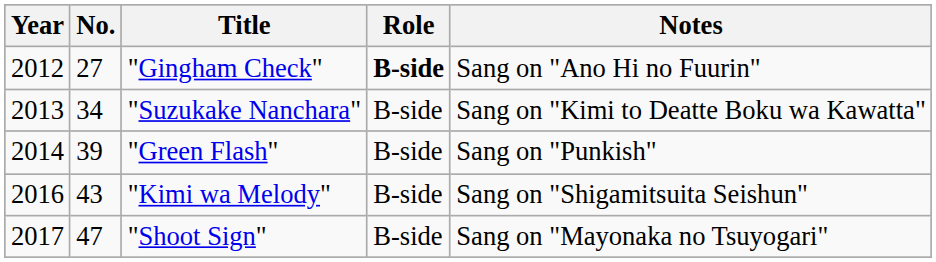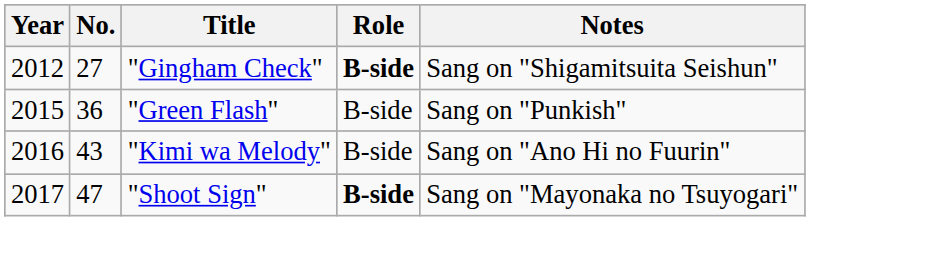(608, 67) Sang on "Ano Hi no Fuurin" -> (602, 67) Sang on "Shigamitsuita Seishun"
- row: (244, 109)
(38, 151) 2014 -> (38, 109) 2015
(90, 151) 39 -> (90, 109) 36
(632, 194) Sang on "Shigamitsuita Seishun" -> (578, 151) Sang on "Ano Hi no Fuurin"
(408, 236) normal -> (378, 194) bold
